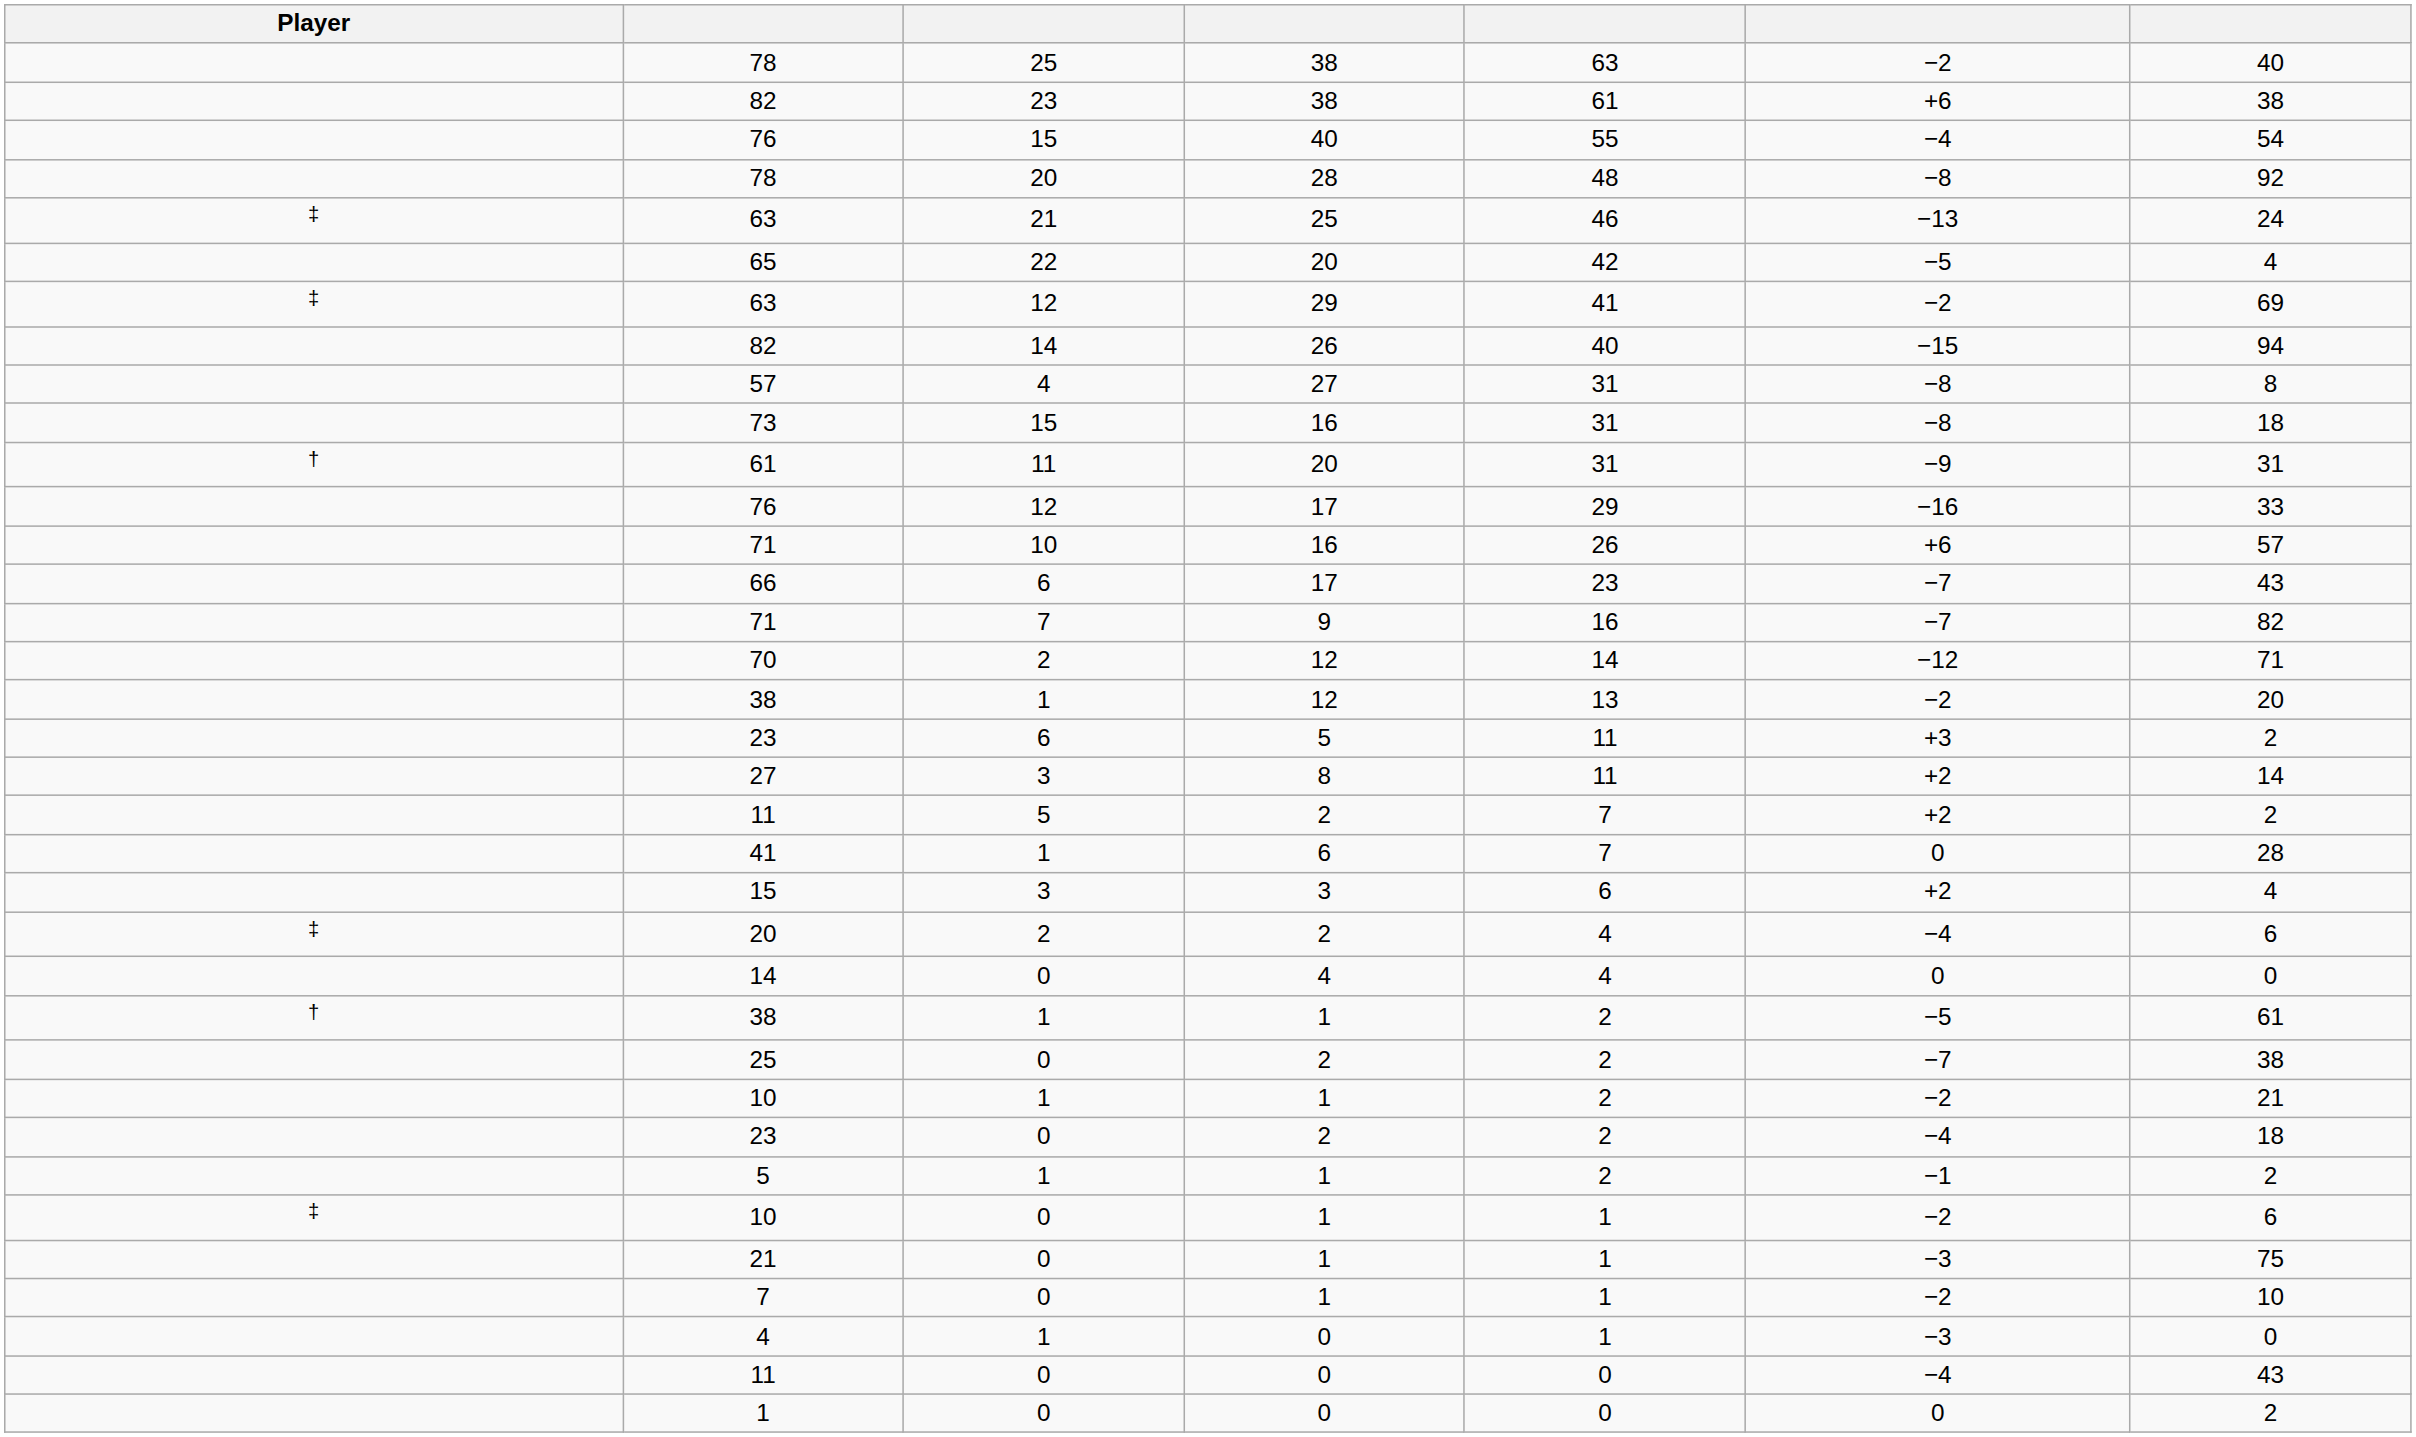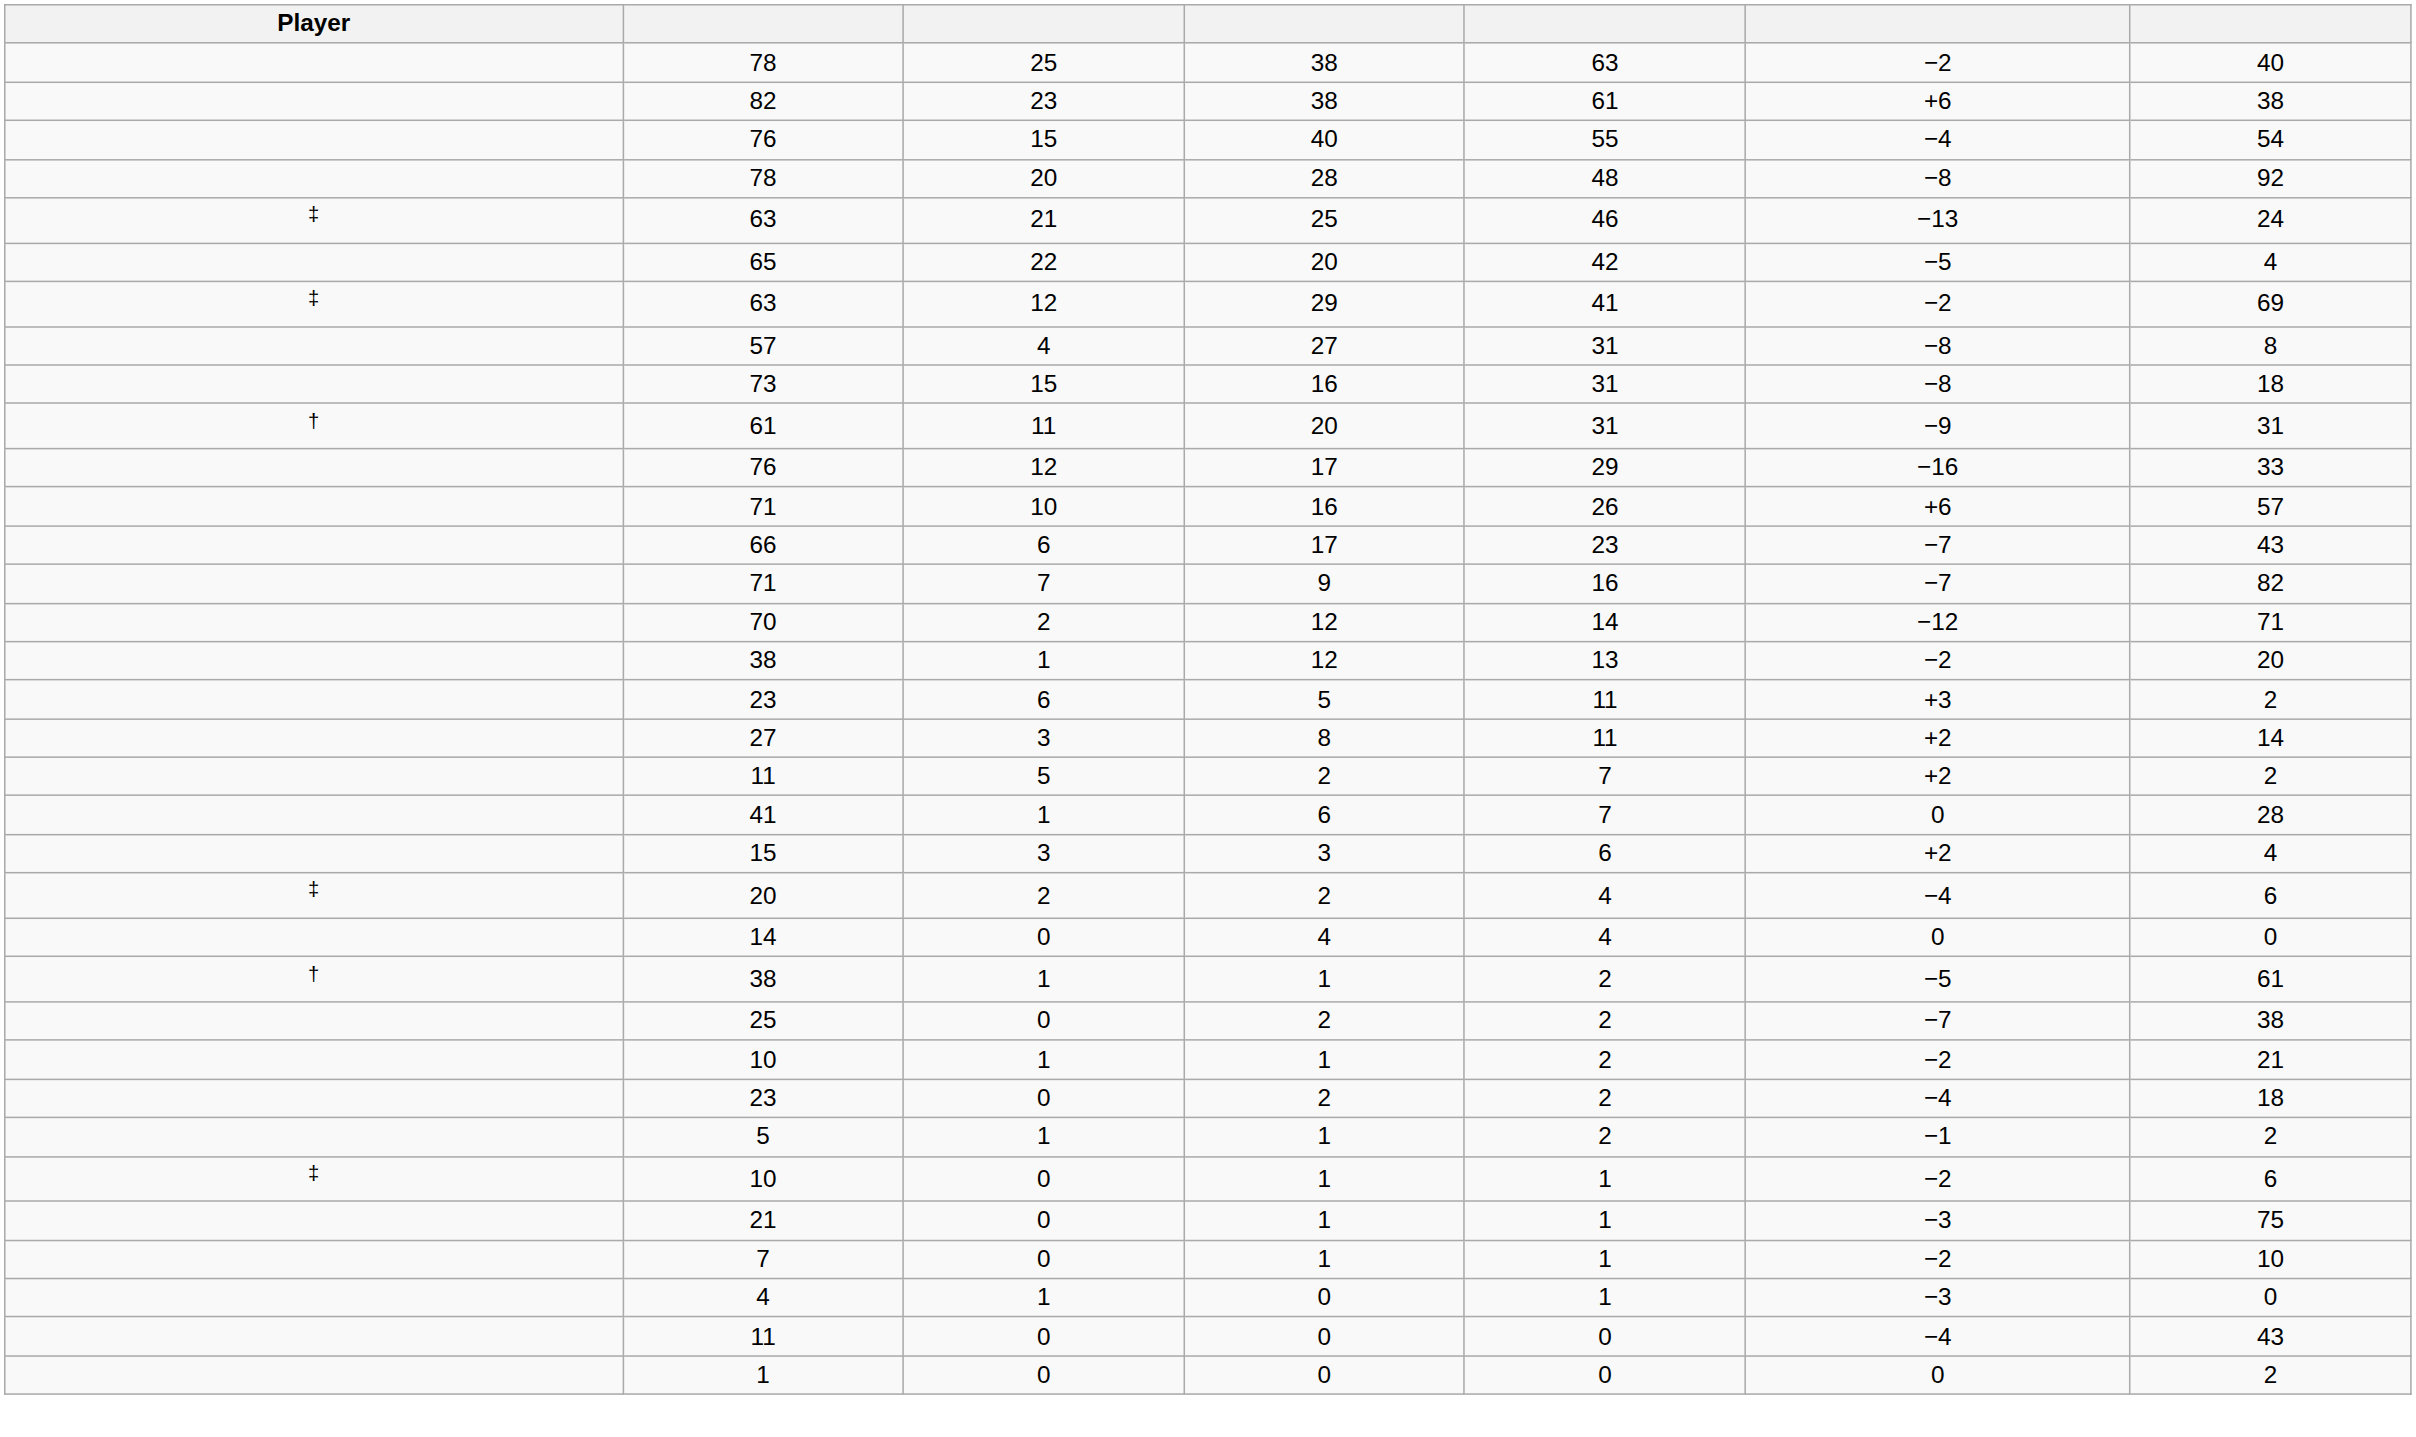- row: (763, 345)
